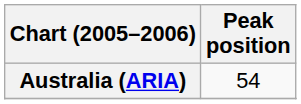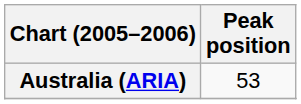(248, 80) 54 -> (248, 80) 53
